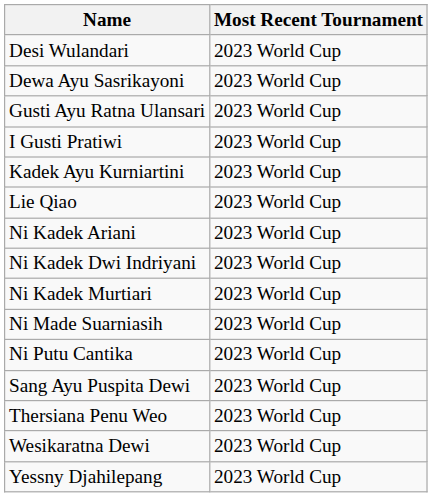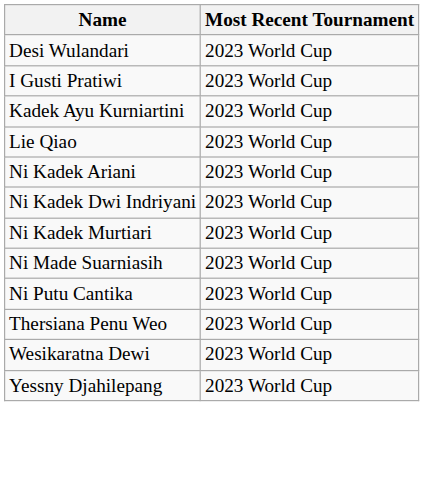- row: (97, 80)
- row: (107, 111)
- row: (100, 385)
